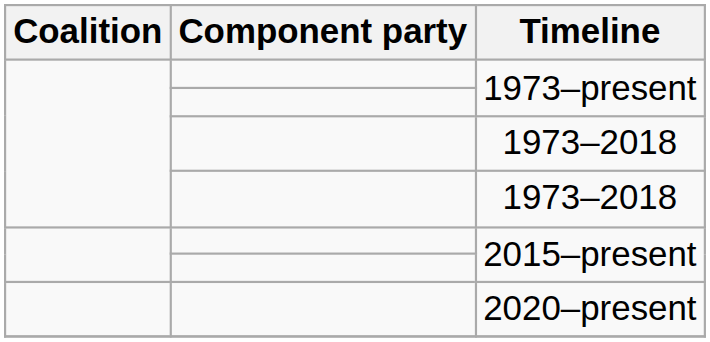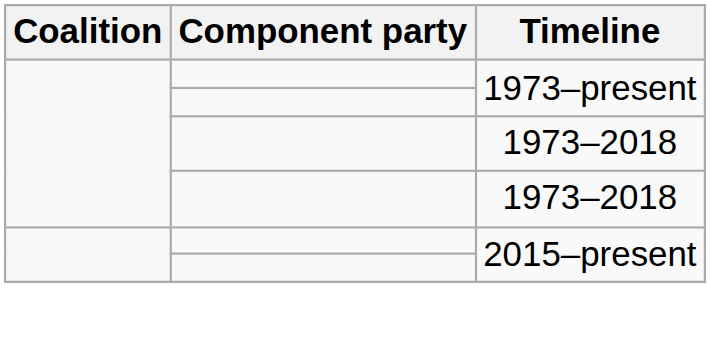- row: (88, 309)
